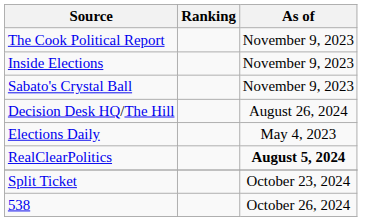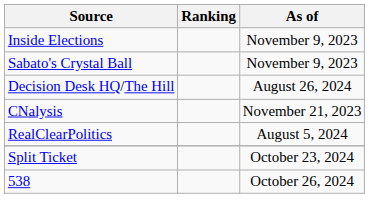- row: (86, 39)
- row: (54, 134)
+ row: (35, 110)
(298, 157) bold -> (302, 134) normal
